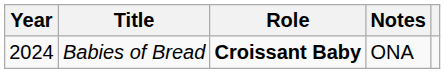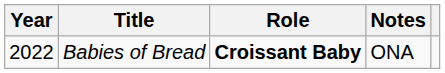(31, 52) 2024 -> (31, 52) 2022
